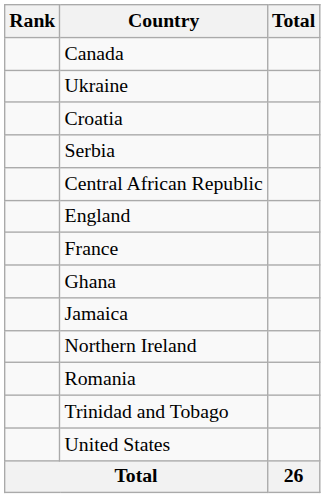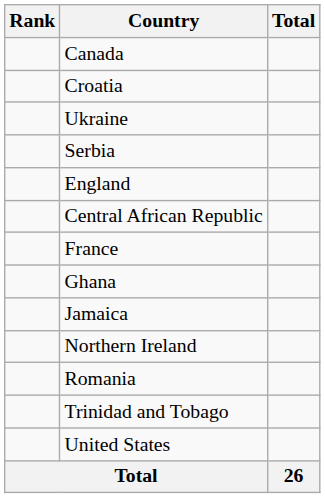rows swapped: (94, 118) <-> (96, 86)
rows swapped: (164, 183) <-> (97, 216)
